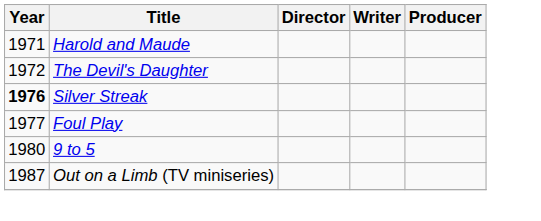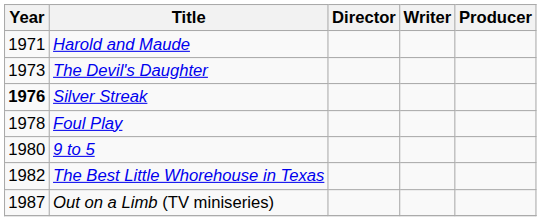(27, 70) 1972 -> (27, 70) 1973
(27, 123) 1977 -> (27, 123) 1978
+ row: (189, 176)
